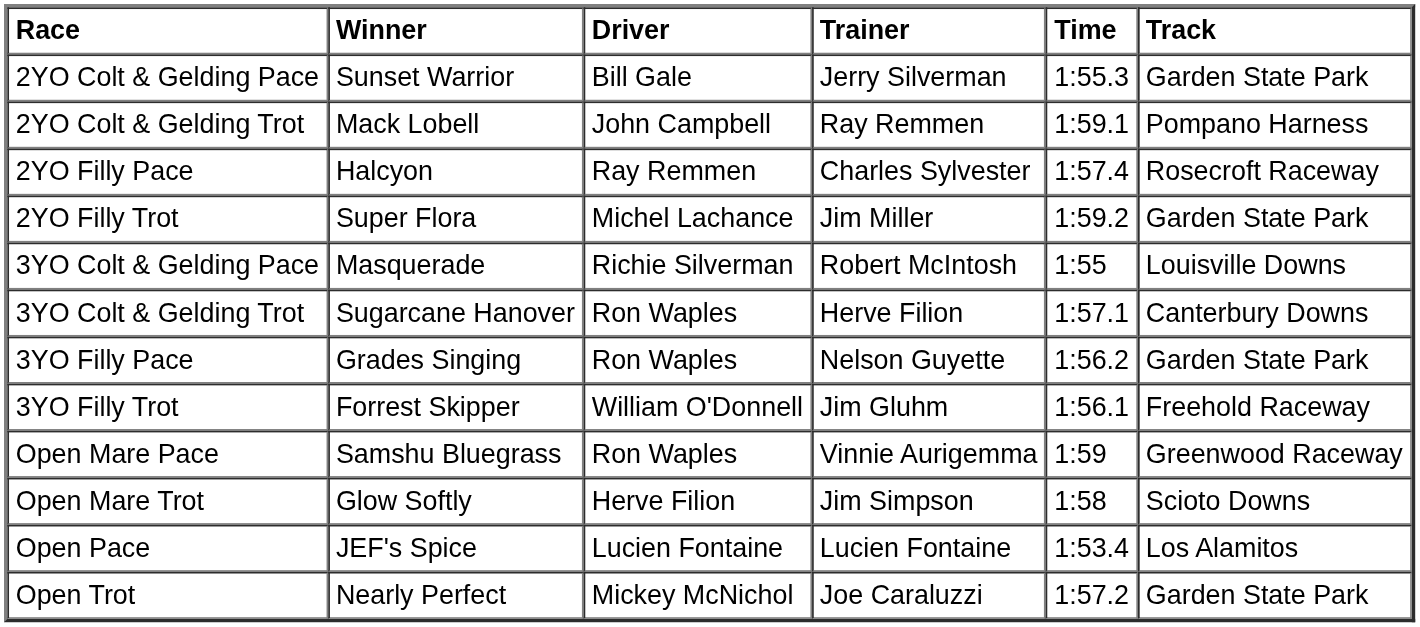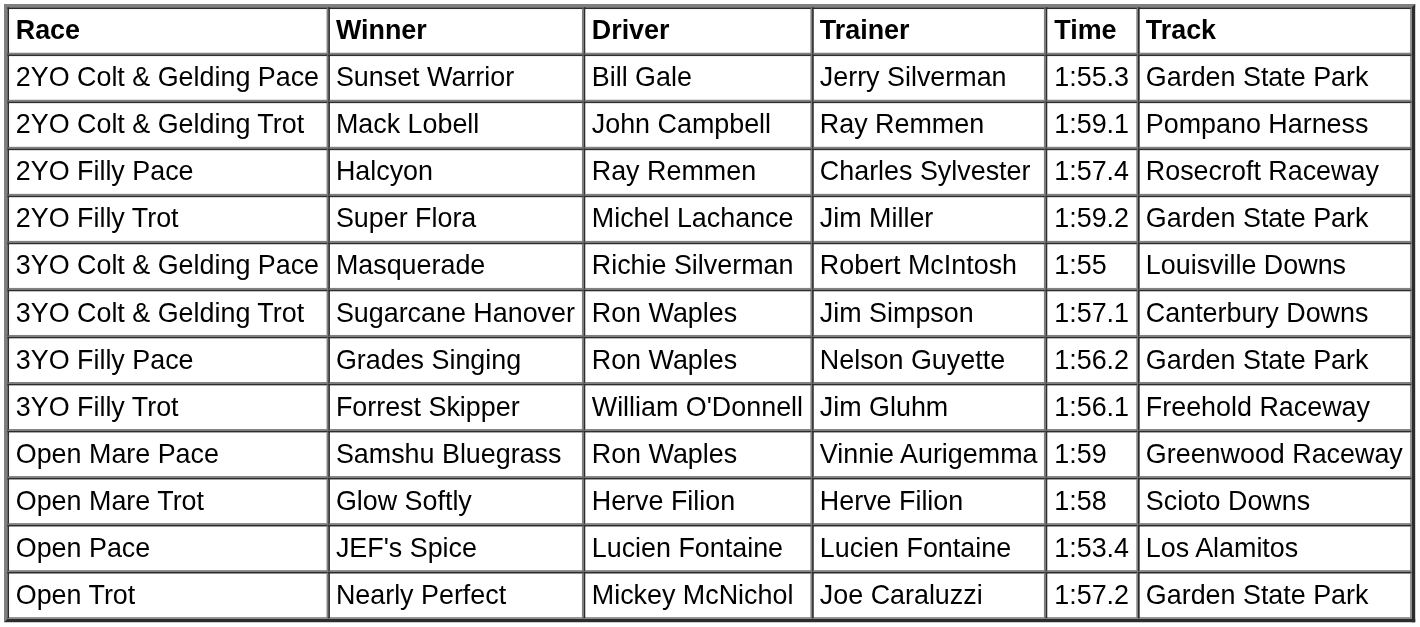(892, 312) Herve Filion -> (897, 312) Jim Simpson
(897, 500) Jim Simpson -> (892, 500) Herve Filion
